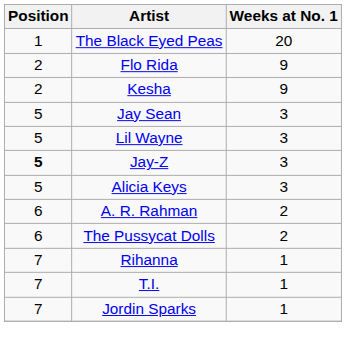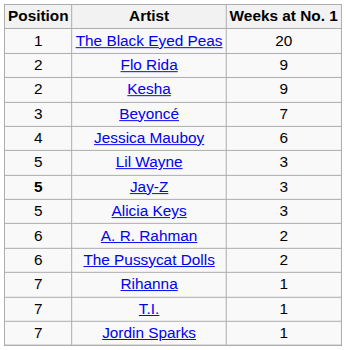+ row: (149, 114)
+ row: (149, 138)
- row: (149, 114)
